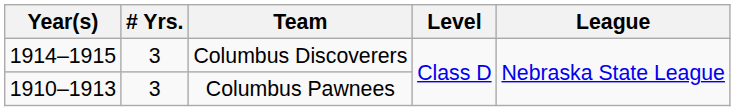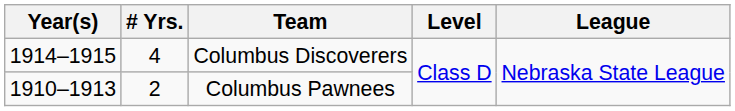(155, 55) 3 -> (155, 55) 4
(155, 89) 3 -> (155, 89) 2
